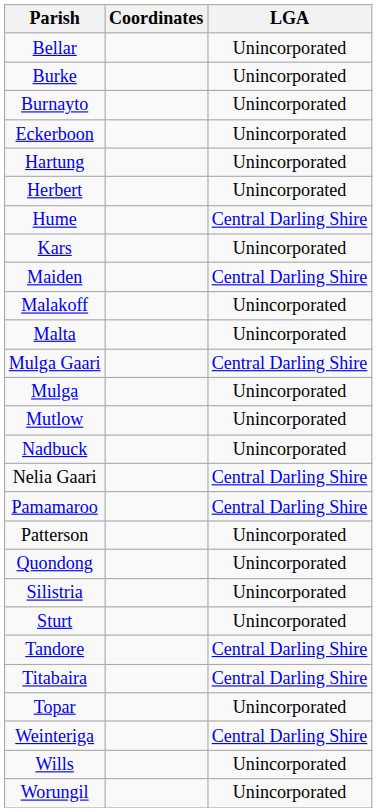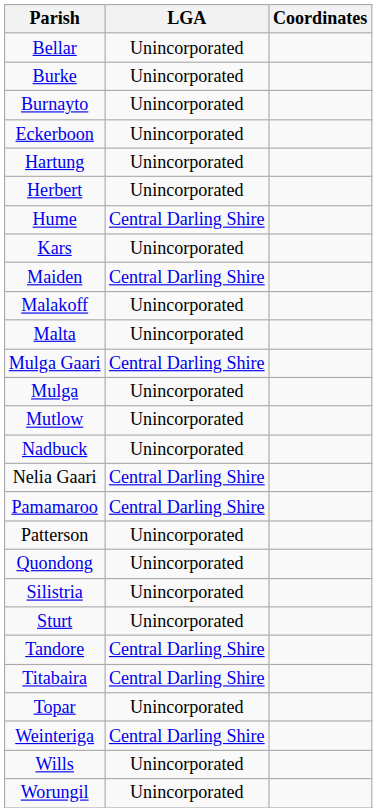columns swapped: (290, 18) <-> (156, 18)
